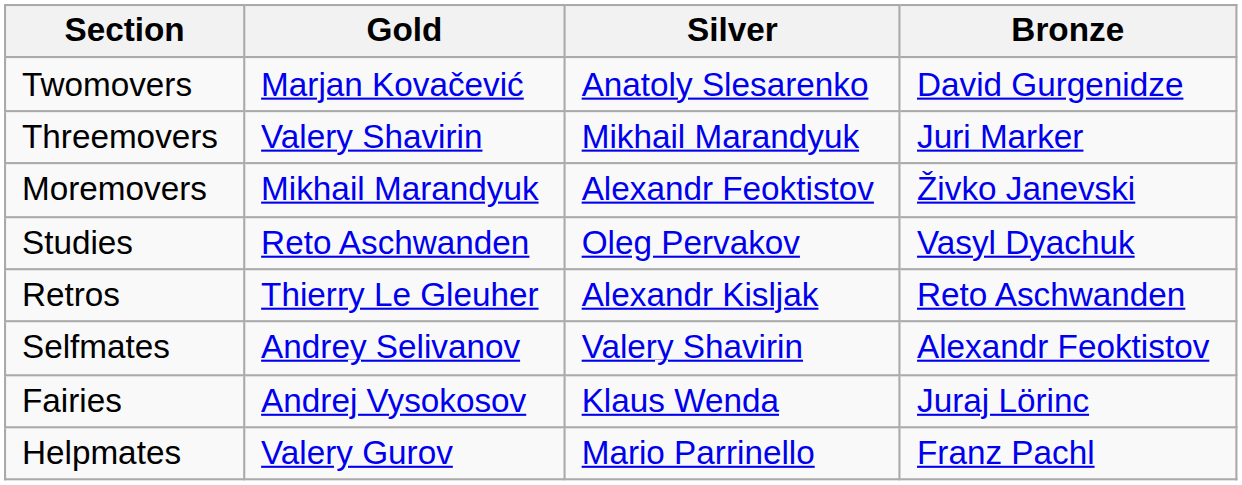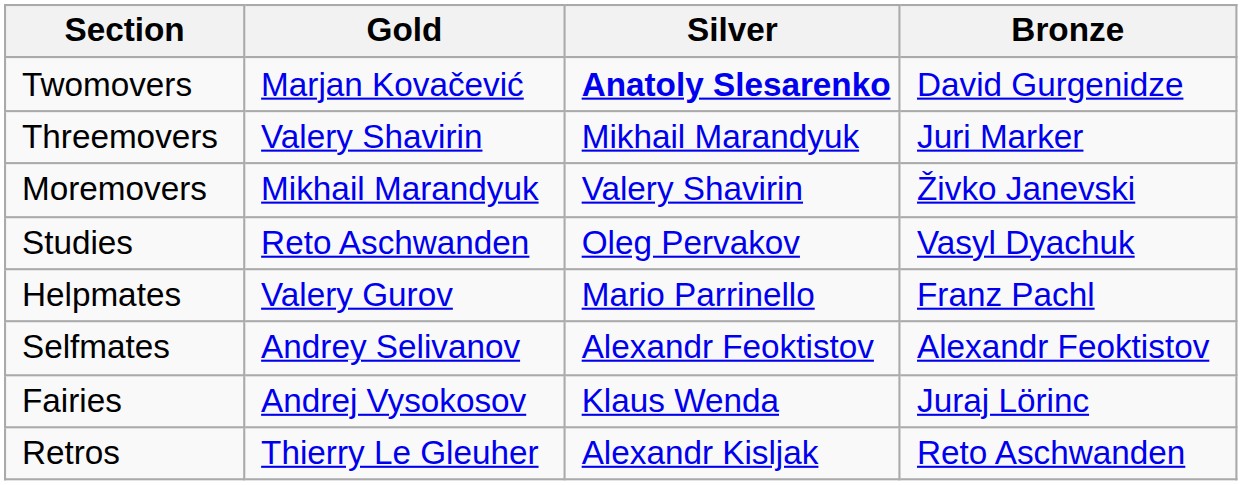(720, 83) normal -> (731, 83) bold
(732, 189) Alexandr Feoktistov -> (688, 189) Valery Shavirin
rows swapped: (97, 453) <-> (66, 294)
(688, 347) Valery Shavirin -> (732, 347) Alexandr Feoktistov
